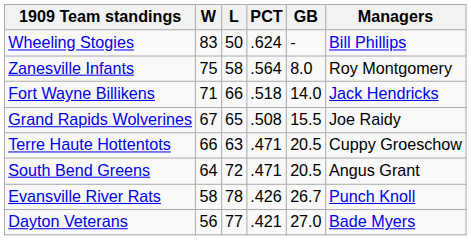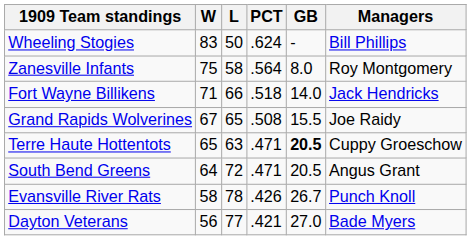(209, 145) 66 -> (209, 145) 65
(306, 145) normal -> (306, 145) bold
